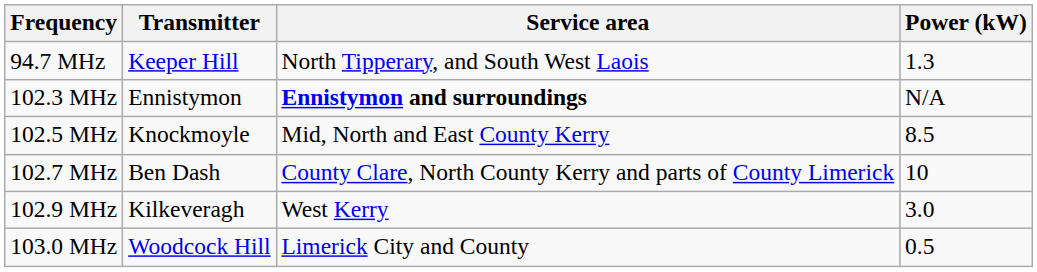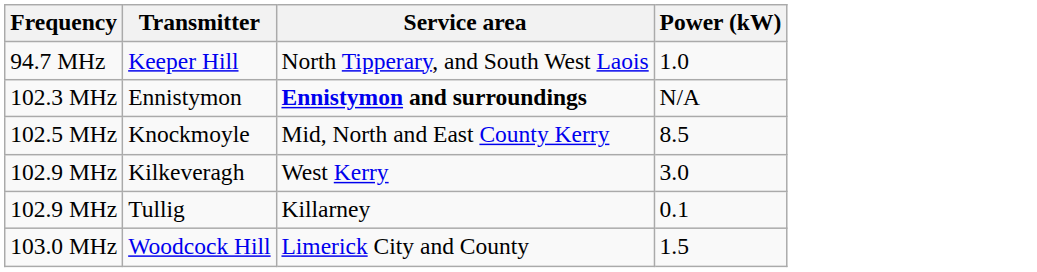(920, 60) 1.3 -> (674, 60) 1.0
- row: (174, 172)
+ row: (156, 209)
(920, 246) 0.5 -> (674, 246) 1.5
